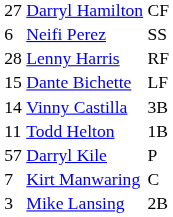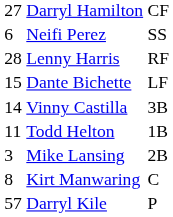rows swapped: (75, 203) <-> (67, 155)
(9, 179) 7 -> (9, 179) 8
